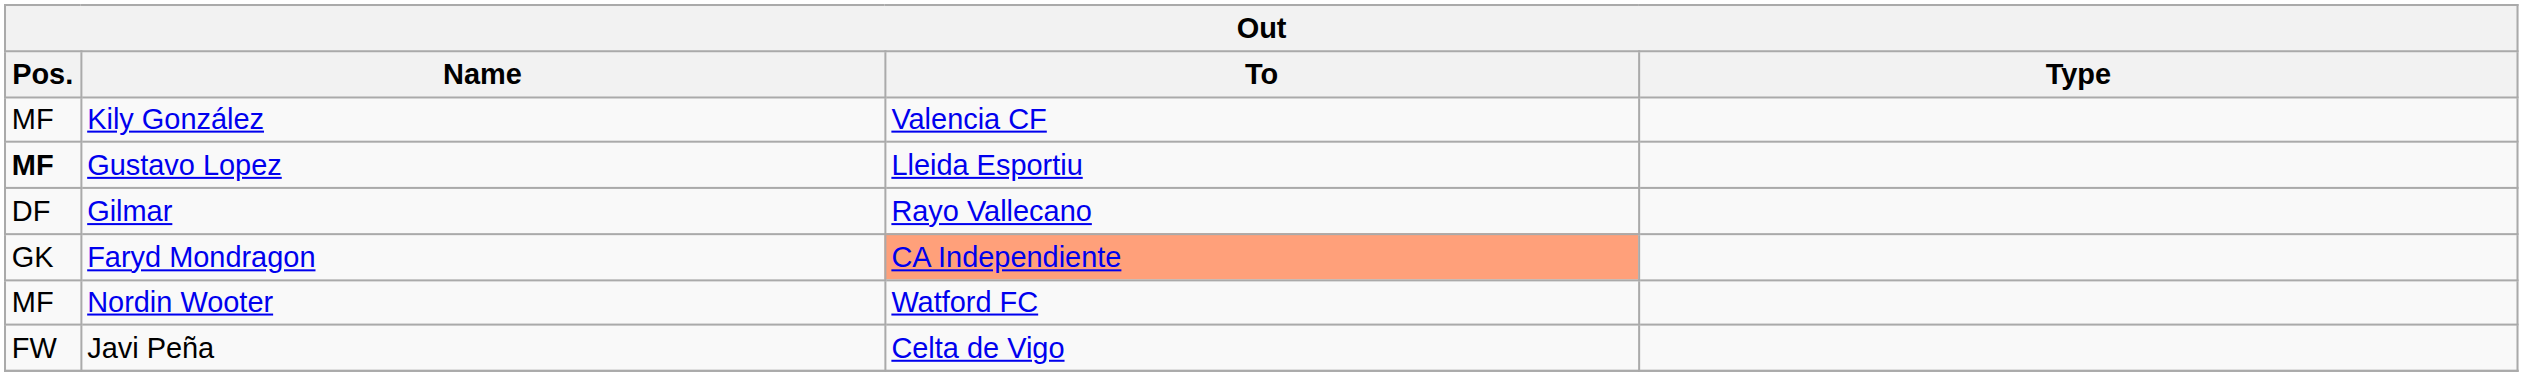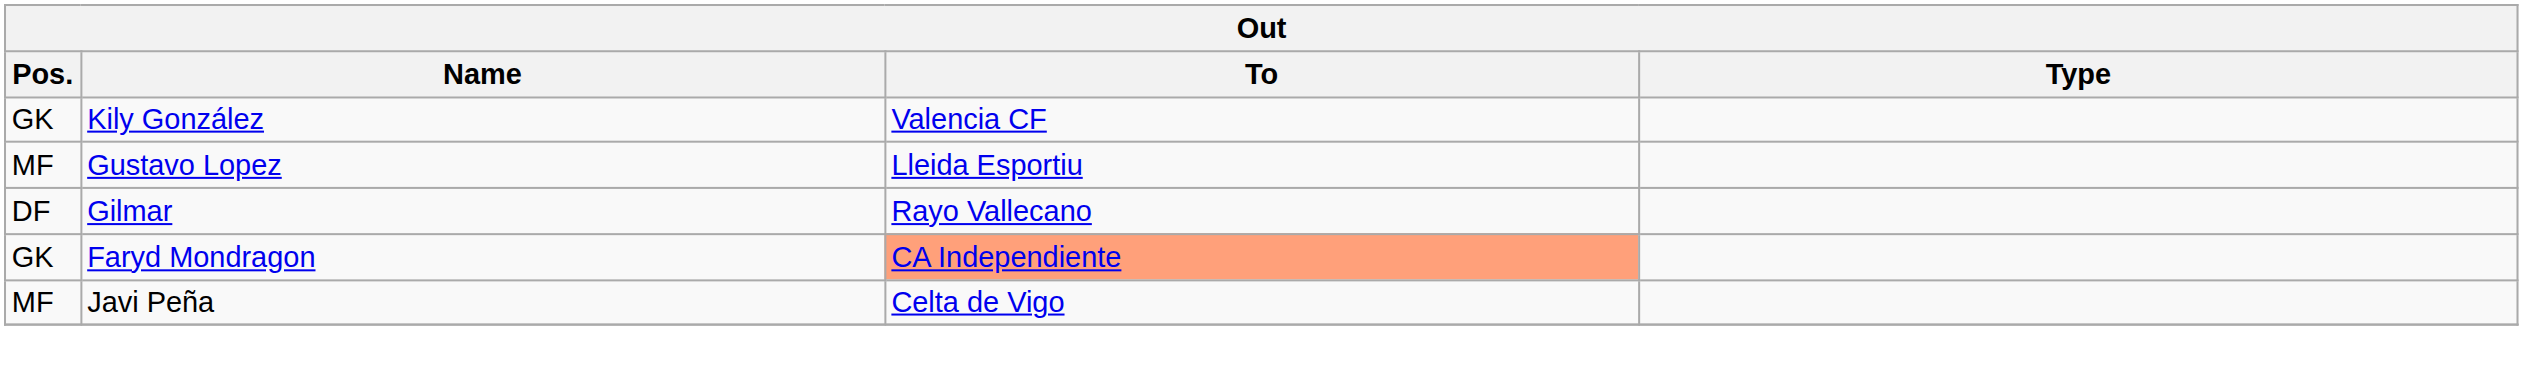(33, 120) MF -> (33, 120) GK
(33, 165) bold -> (33, 165) normal
- row: (180, 303)
(34, 348) FW -> (33, 303) MF
